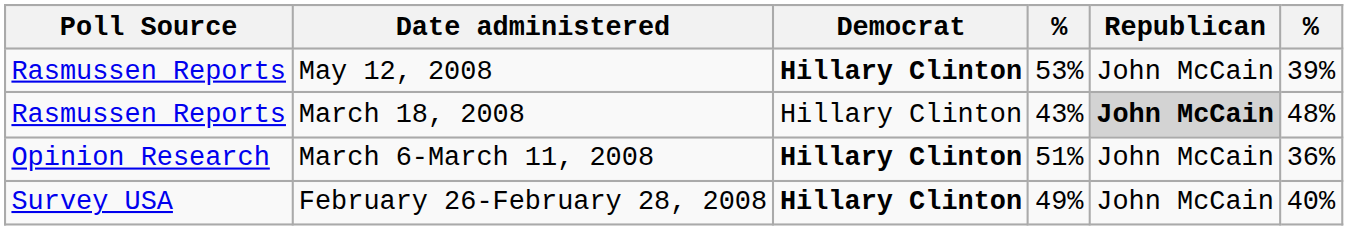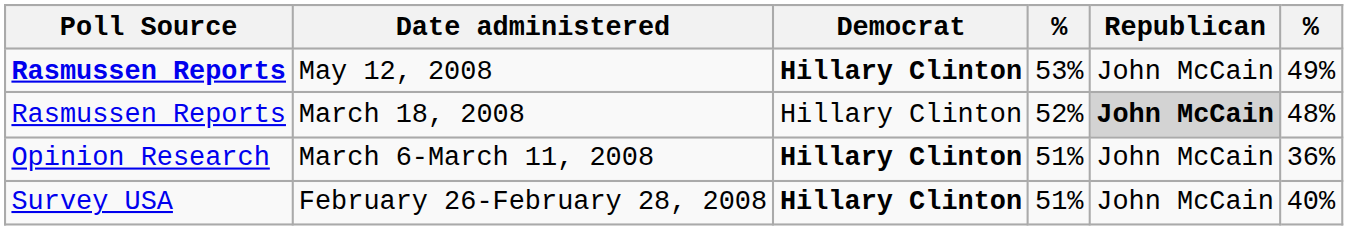(149, 71) normal -> (149, 71) bold
(1311, 71) 39% -> (1311, 71) 49%
(1059, 115) 43% -> (1059, 115) 52%
(1059, 202) 49% -> (1059, 202) 51%
